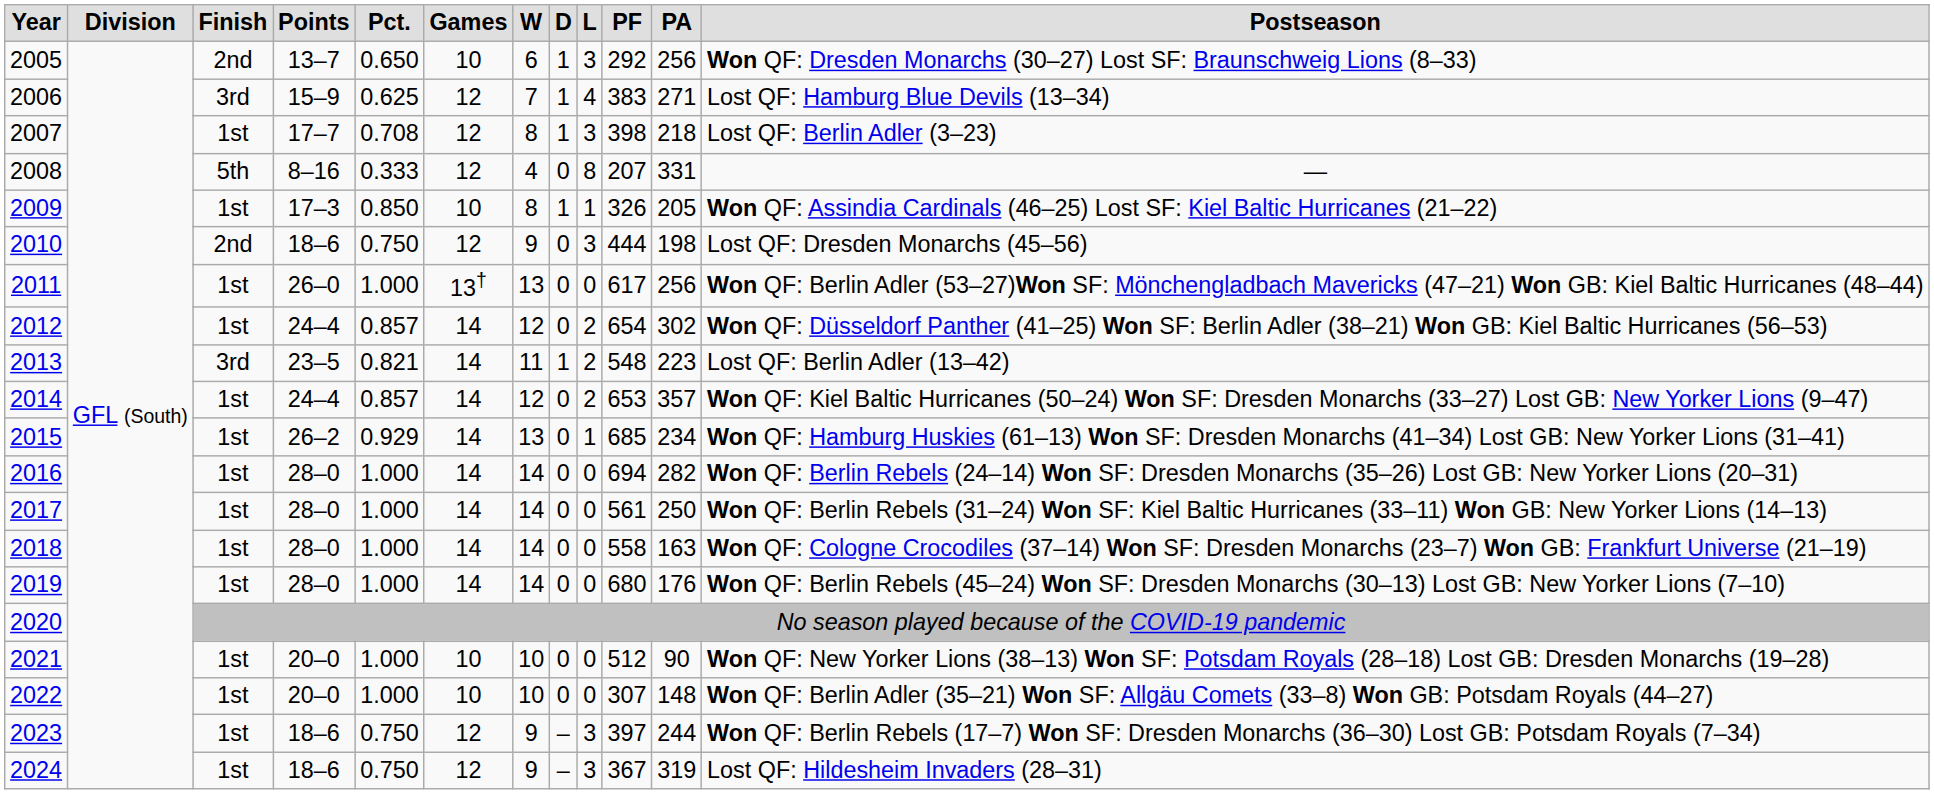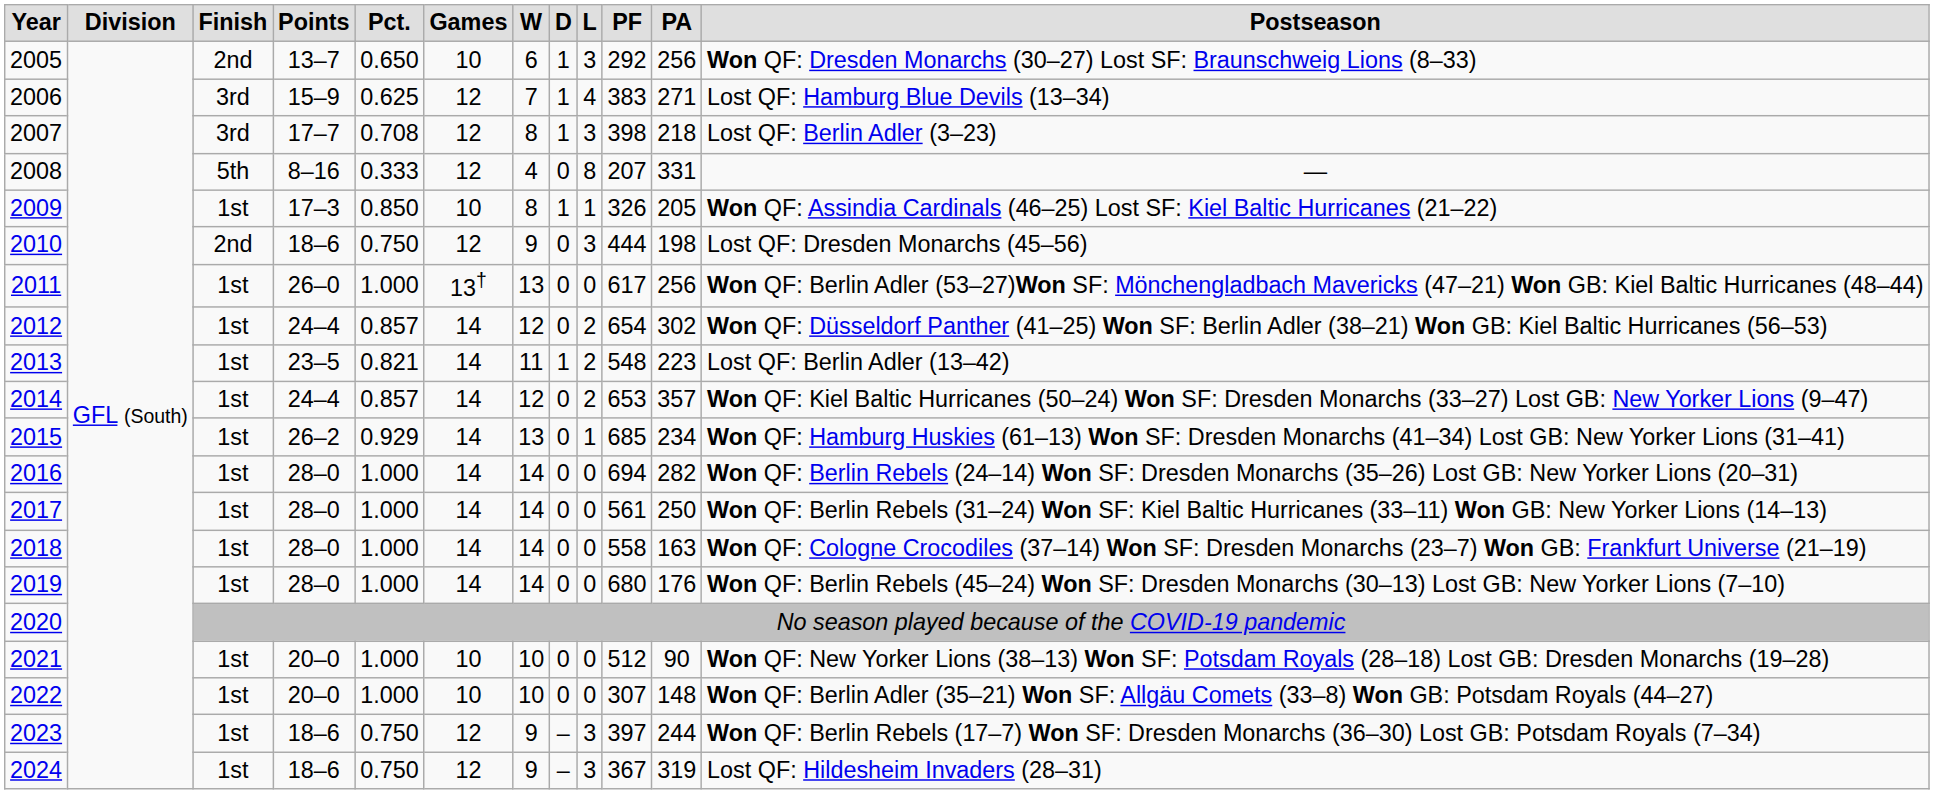(233, 134) 1st -> (233, 134) 3rd
(233, 362) 3rd -> (233, 362) 1st
